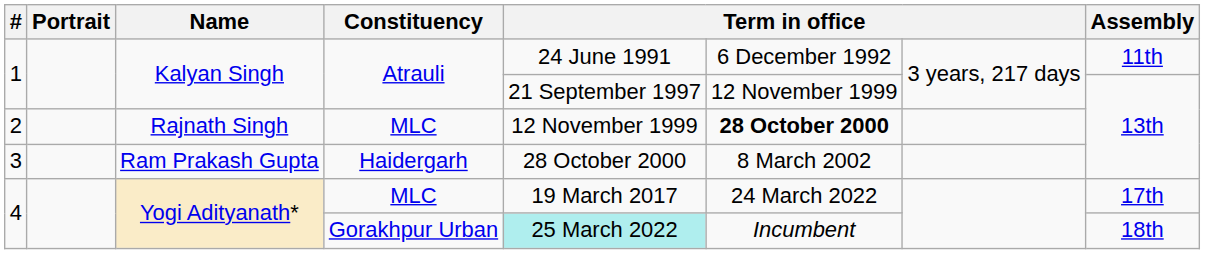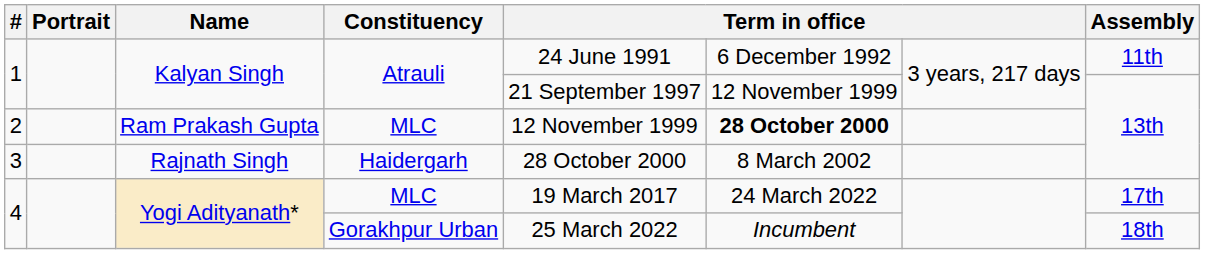(219, 126) Rajnath Singh -> (219, 126) Ram Prakash Gupta
(219, 160) Ram Prakash Gupta -> (219, 160) Rajnath Singh
(605, 230) paleturquoise background -> (605, 230) no background
